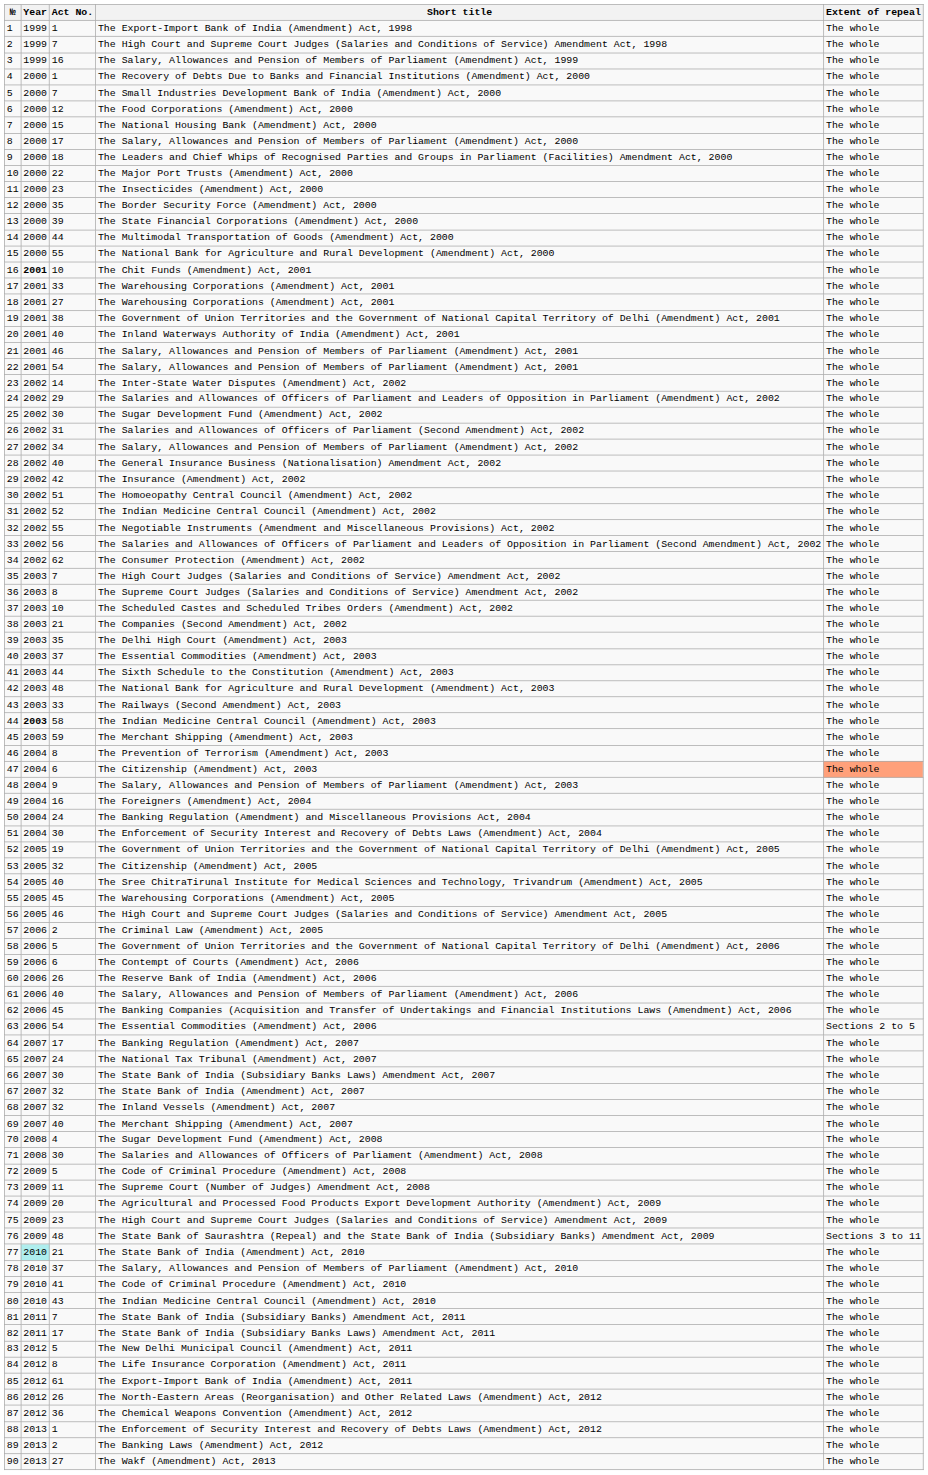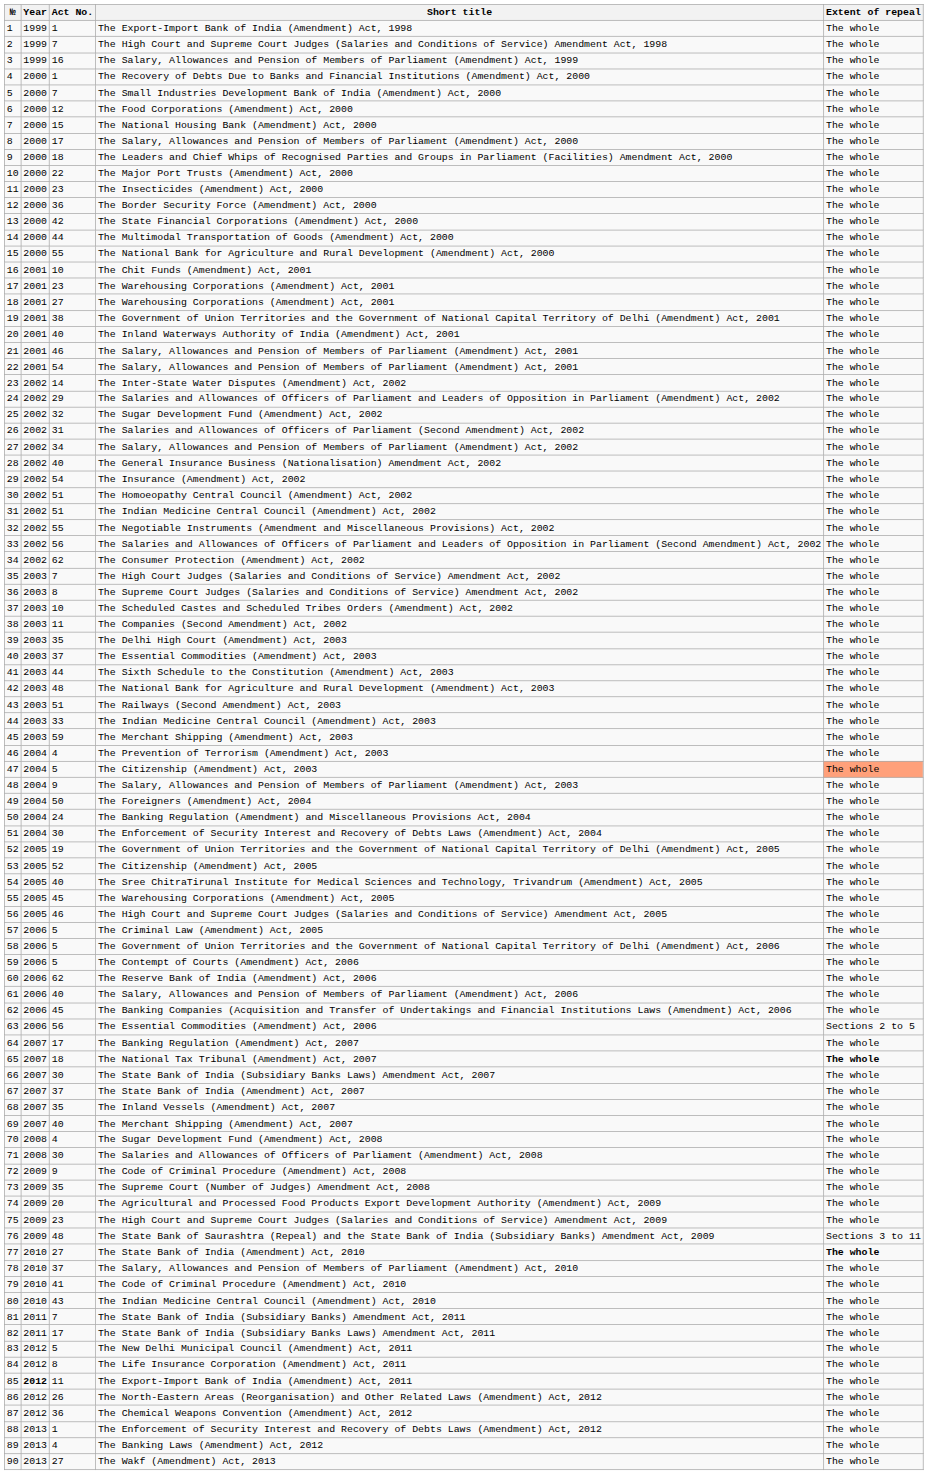(58, 206) 35 -> (58, 206) 36
(58, 222) 39 -> (58, 222) 42
(35, 270) bold -> (35, 270) normal
(58, 286) 33 -> (58, 286) 23
(58, 415) 30 -> (58, 415) 32
(58, 479) 42 -> (58, 479) 54
(58, 512) 52 -> (58, 512) 51
(58, 624) 21 -> (58, 624) 11
(58, 705) 33 -> (58, 705) 51
(35, 721) bold -> (35, 721) normal
(58, 721) 58 -> (58, 721) 33
(55, 753) 8 -> (55, 753) 4
(55, 769) 6 -> (55, 769) 5
(58, 801) 16 -> (58, 801) 50
(58, 866) 32 -> (58, 866) 52
(55, 930) 2 -> (55, 930) 5
(55, 962) 6 -> (55, 962) 5
(58, 979) 26 -> (58, 979) 62
(58, 1027) 54 -> (58, 1027) 56
(58, 1059) 24 -> (58, 1059) 18
(853, 1059) normal -> (853, 1059) bold
(58, 1091) 32 -> (58, 1091) 37
(58, 1107) 32 -> (58, 1107) 35
(55, 1172) 5 -> (55, 1172) 9
(58, 1188) 11 -> (58, 1188) 35
(35, 1252) paleturquoise background -> (35, 1252) no background
(58, 1252) 21 -> (58, 1252) 27
(853, 1252) normal -> (853, 1252) bold
(35, 1381) normal -> (35, 1381) bold
(58, 1381) 61 -> (58, 1381) 11
(55, 1446) 2 -> (55, 1446) 4
